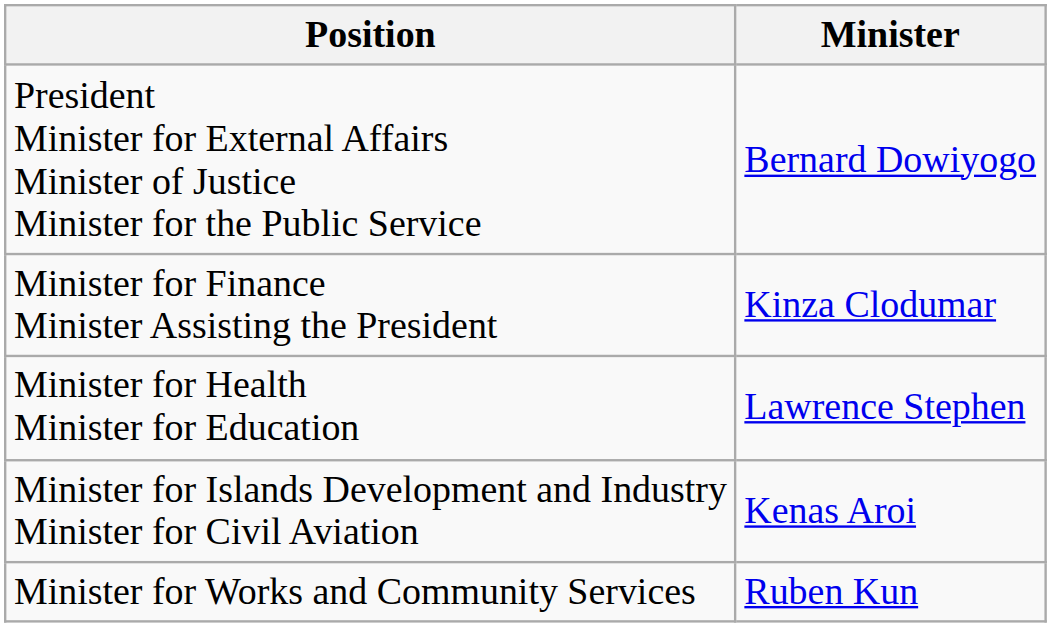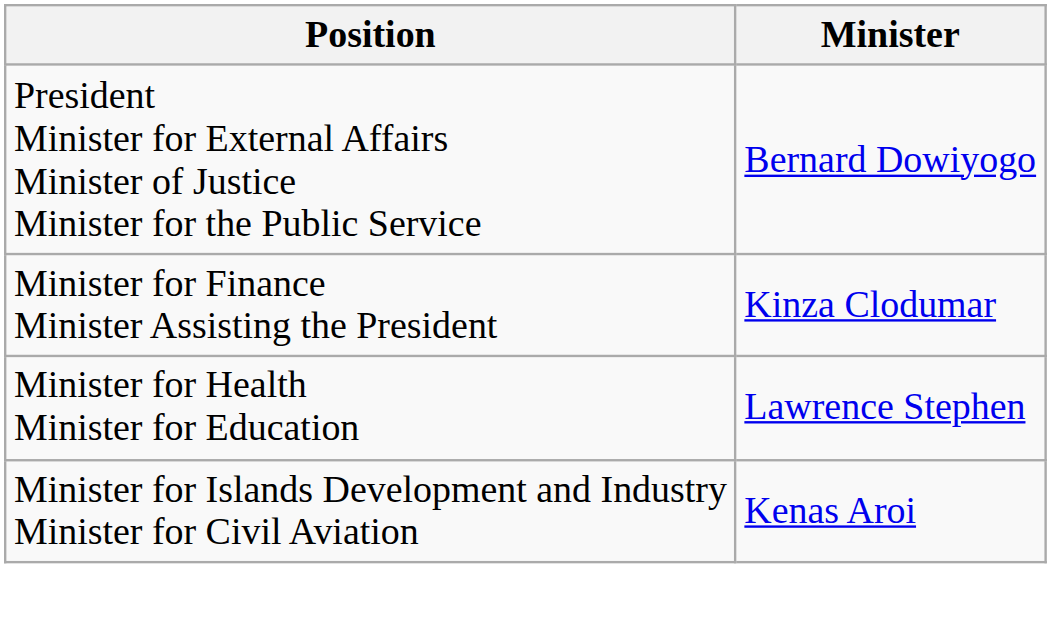- row: (355, 591)
